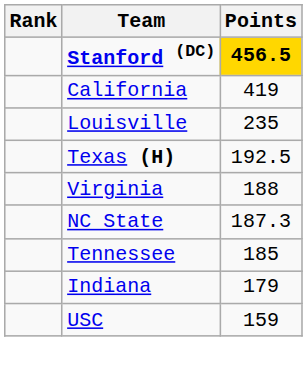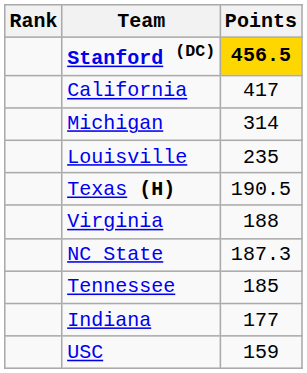(261, 91) 419 -> (261, 91) 417
+ row: (115, 124)
(261, 157) 192.5 -> (261, 189) 190.5
(261, 287) 179 -> (261, 320) 177
